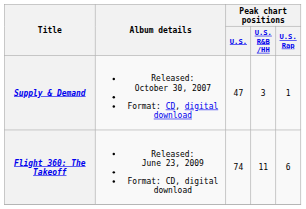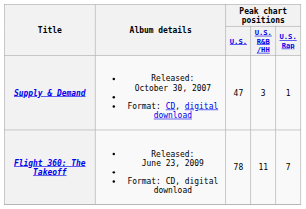(238, 167) 74 -> (238, 167) 78
(288, 167) 6 -> (288, 167) 7
